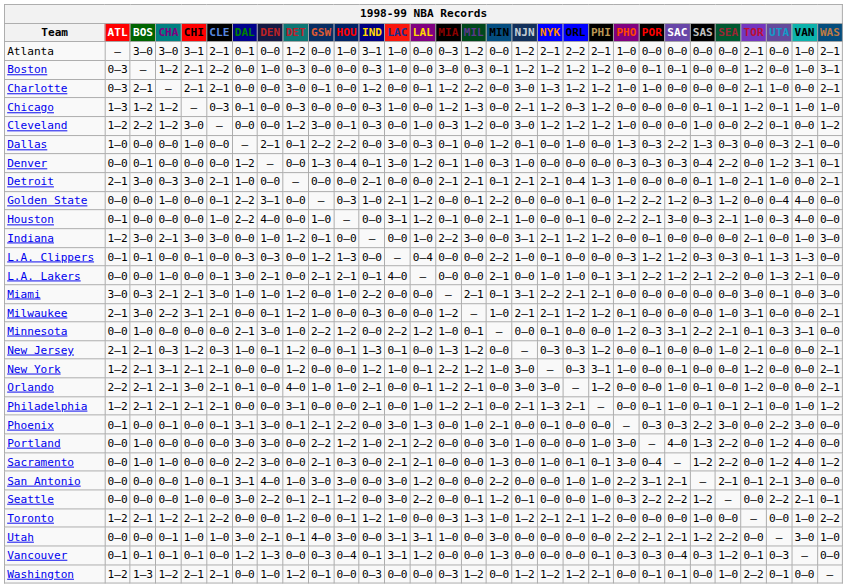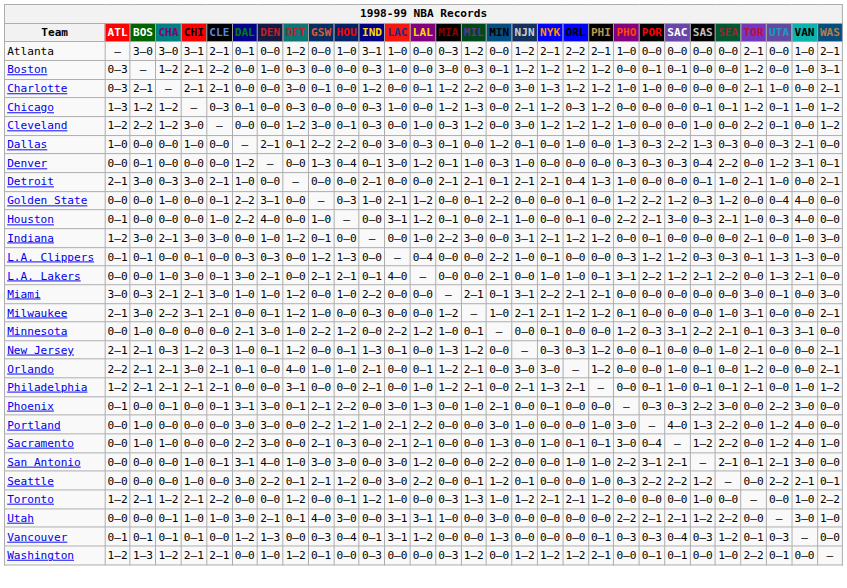(830, 107) 1–0 -> (830, 107) 1–2
(194, 275) 0–0 -> (194, 275) 3–0
- row: (34, 368)
(830, 462) 1–2 -> (830, 443) 1–0
